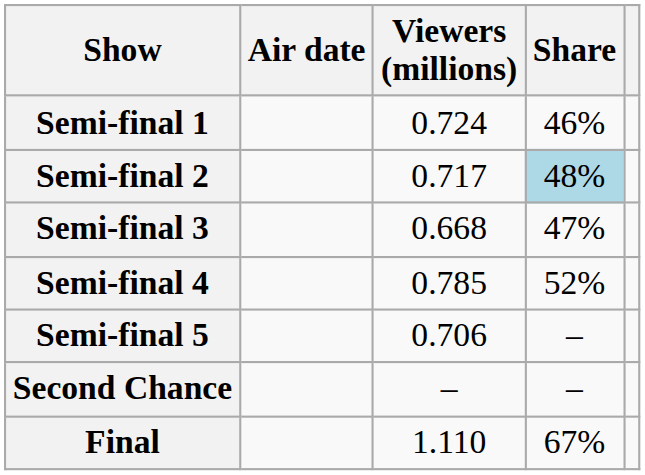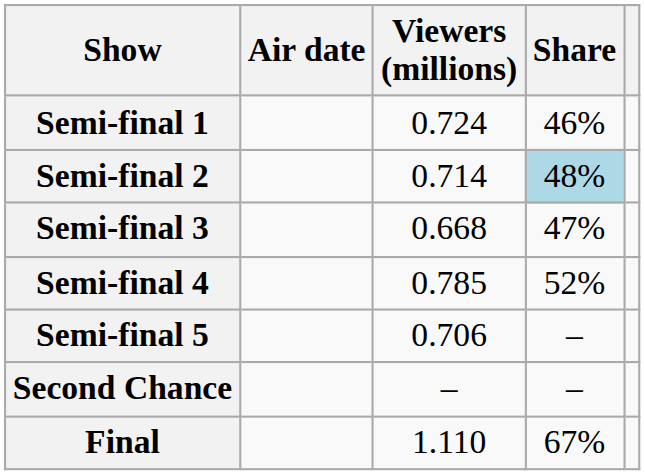(449, 175) 0.717 -> (449, 175) 0.714
